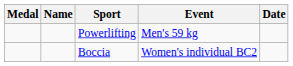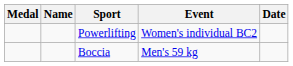(169, 33) Men's 59 kg -> (199, 33) Women's individual BC2
(199, 52) Women's individual BC2 -> (169, 52) Men's 59 kg
